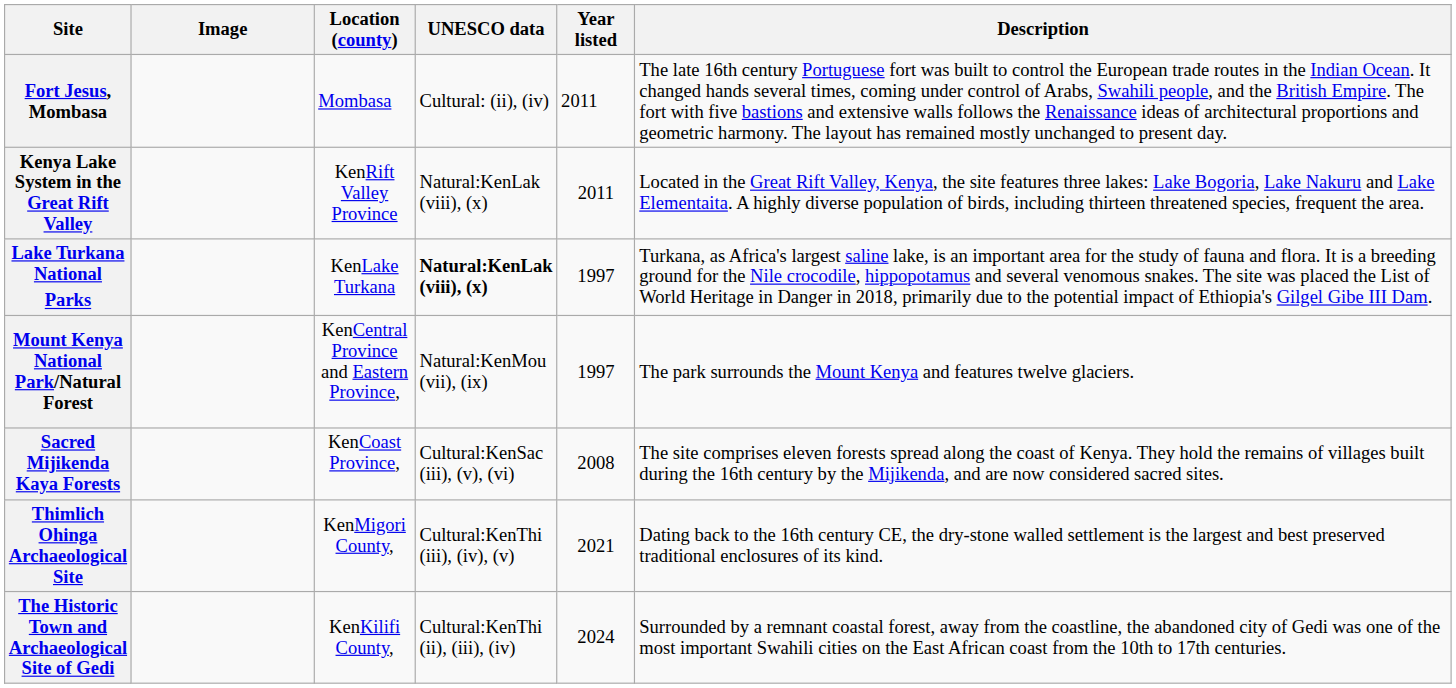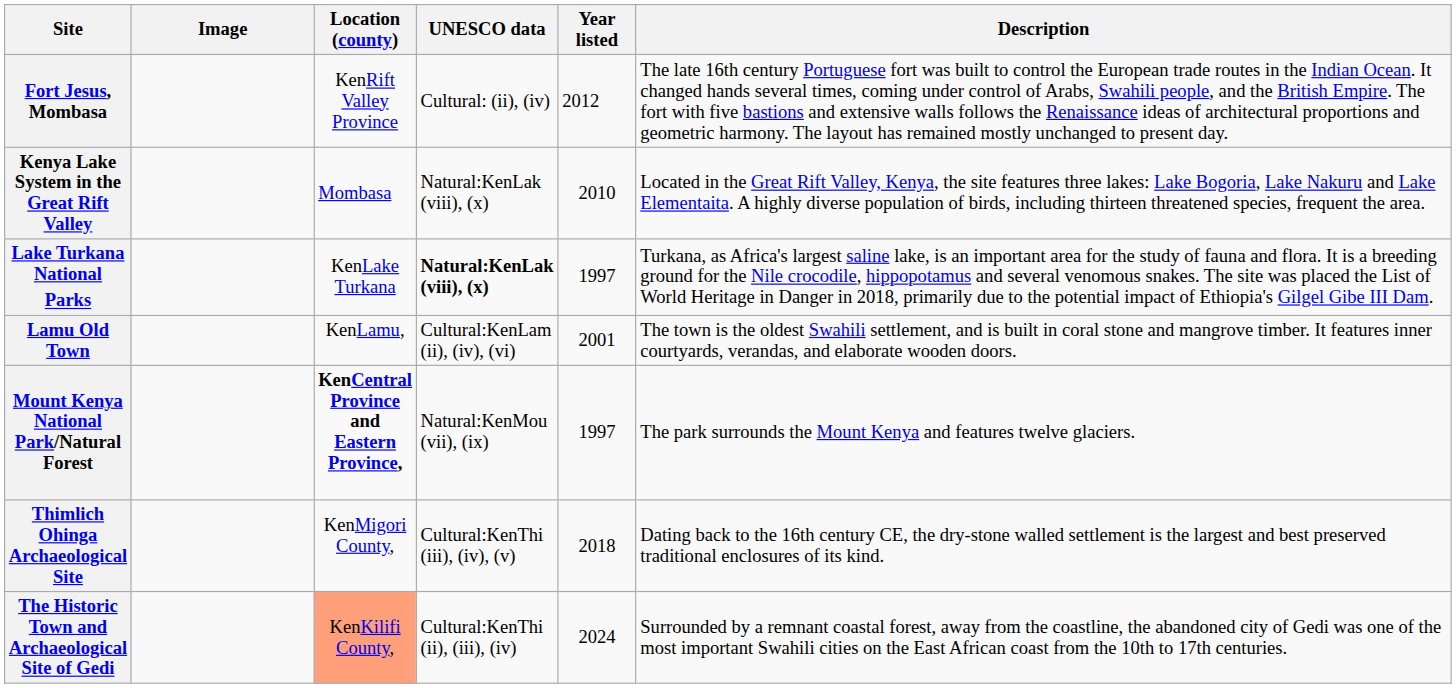(355, 100) Mombasa -> (365, 100) KenRift Valley Province
(579, 100) 2011 -> (581, 100) 2012
(365, 192) KenRift Valley Province -> (355, 192) Mombasa
(596, 192) 2011 -> (597, 192) 2010
+ row: (68, 340)
(365, 361) normal -> (365, 421) bold
- row: (68, 463)
(596, 545) 2021 -> (597, 545) 2018
(365, 637) no background -> (365, 637) lightsalmon background
